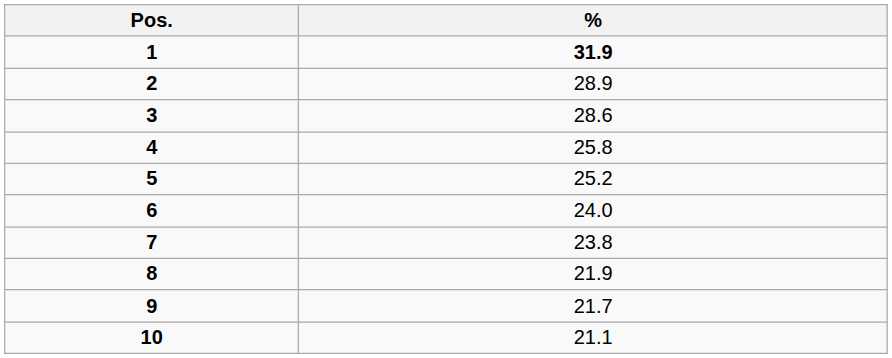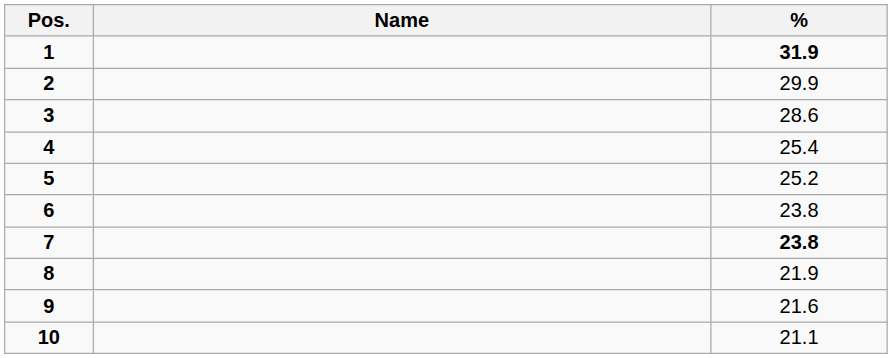+ column: (402, 20)
(593, 83) 28.9 -> (799, 83) 29.9
(593, 147) 25.8 -> (799, 147) 25.4
(593, 210) 24.0 -> (799, 210) 23.8
(593, 242) normal -> (799, 242) bold
(593, 305) 21.7 -> (799, 305) 21.6
